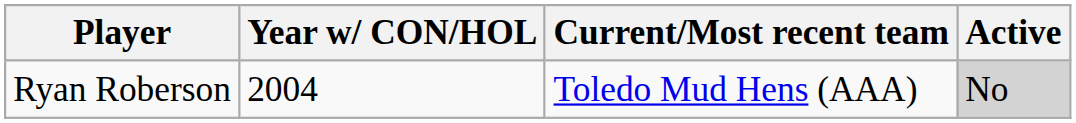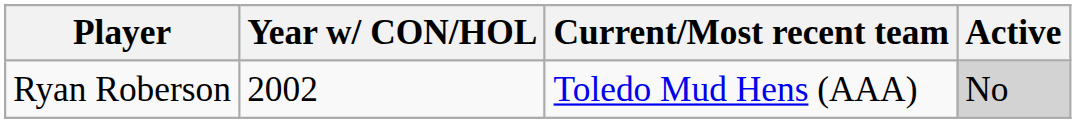(283, 88) 2004 -> (283, 88) 2002
